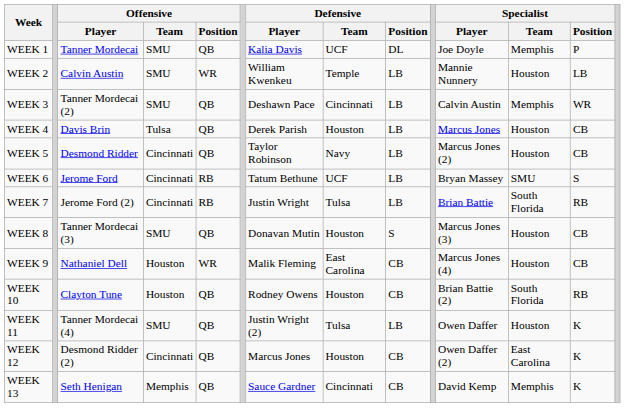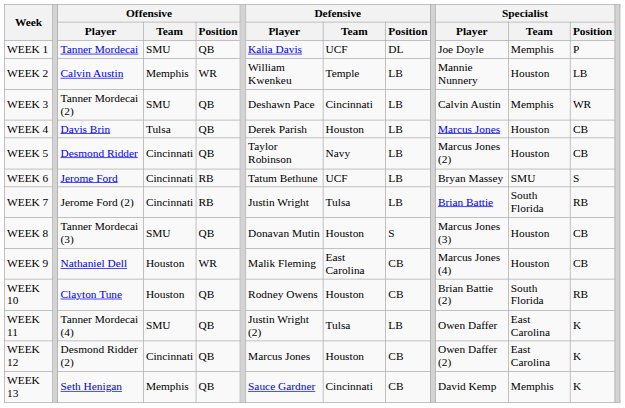(158, 73) SMU -> (167, 73) Memphis
(530, 325) Houston -> (530, 325) East Carolina
